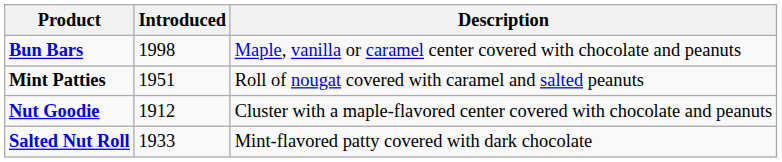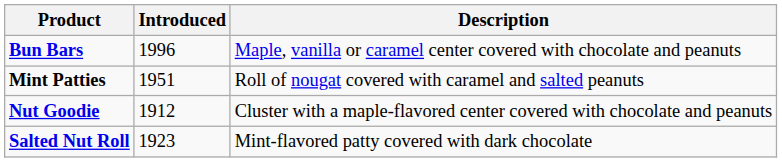(157, 50) 1998 -> (157, 50) 1996
(157, 141) 1933 -> (157, 141) 1923
